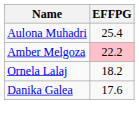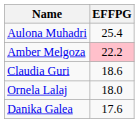+ row: (38, 71)
(112, 71) 18.2 -> (112, 90) 18.0
